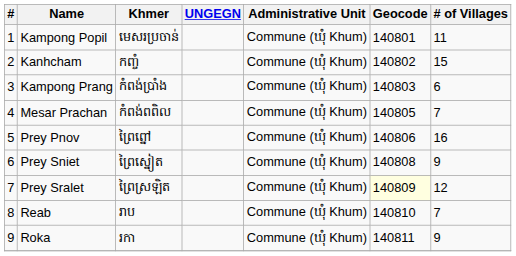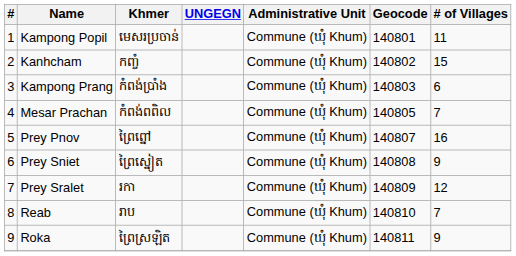(394, 137) 140806 -> (394, 137) 140807
(144, 187) ព្រៃស្រឡិត -> (127, 187) រកា
(394, 187) lightyellow background -> (394, 187) no background
(127, 237) រកា -> (144, 237) ព្រៃស្រឡិត
